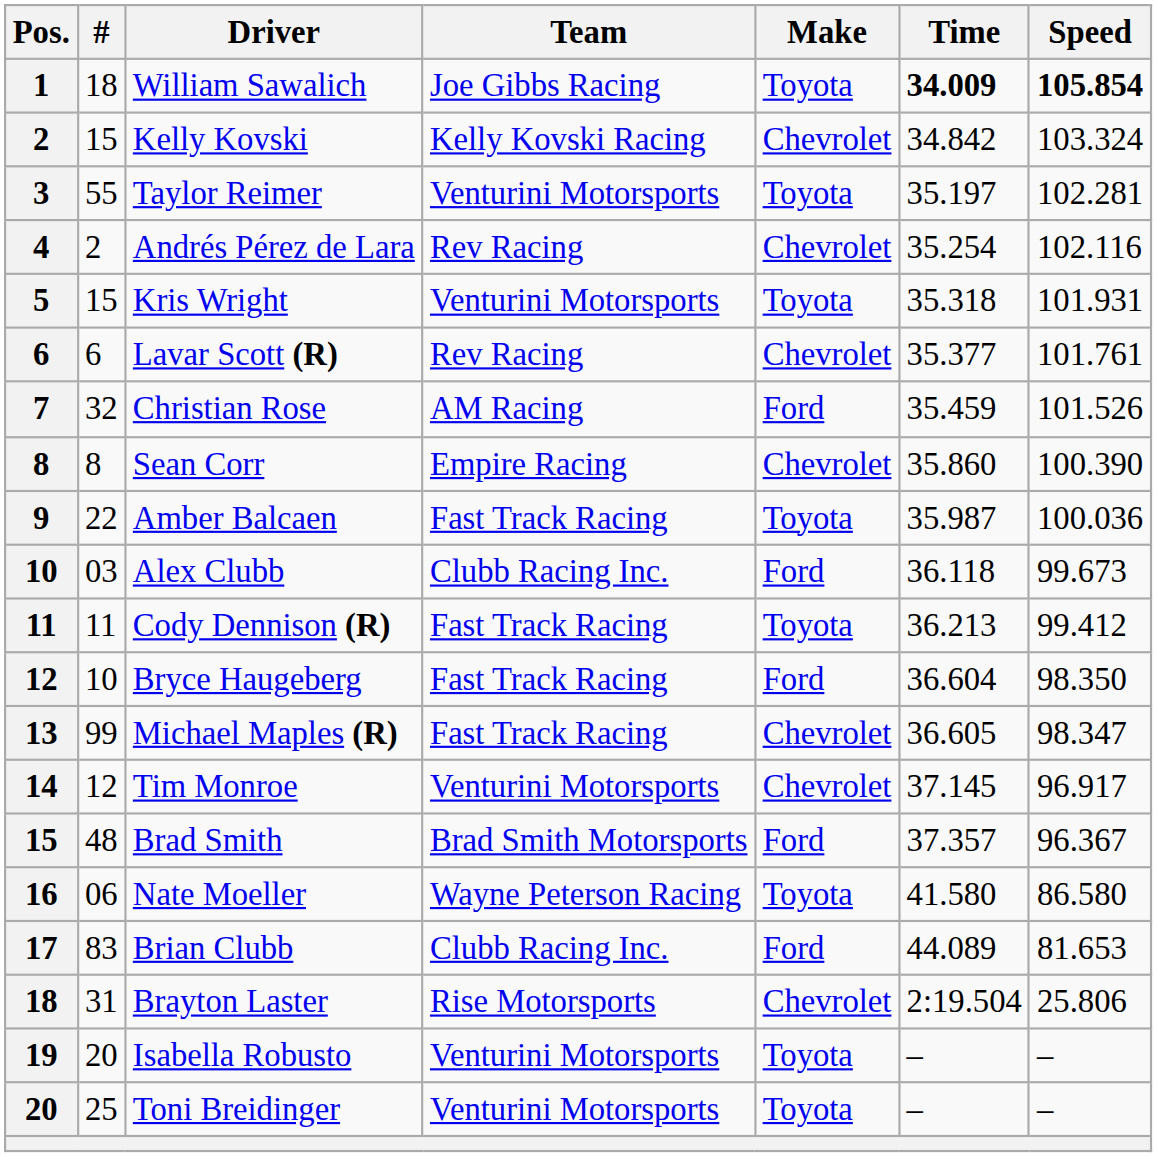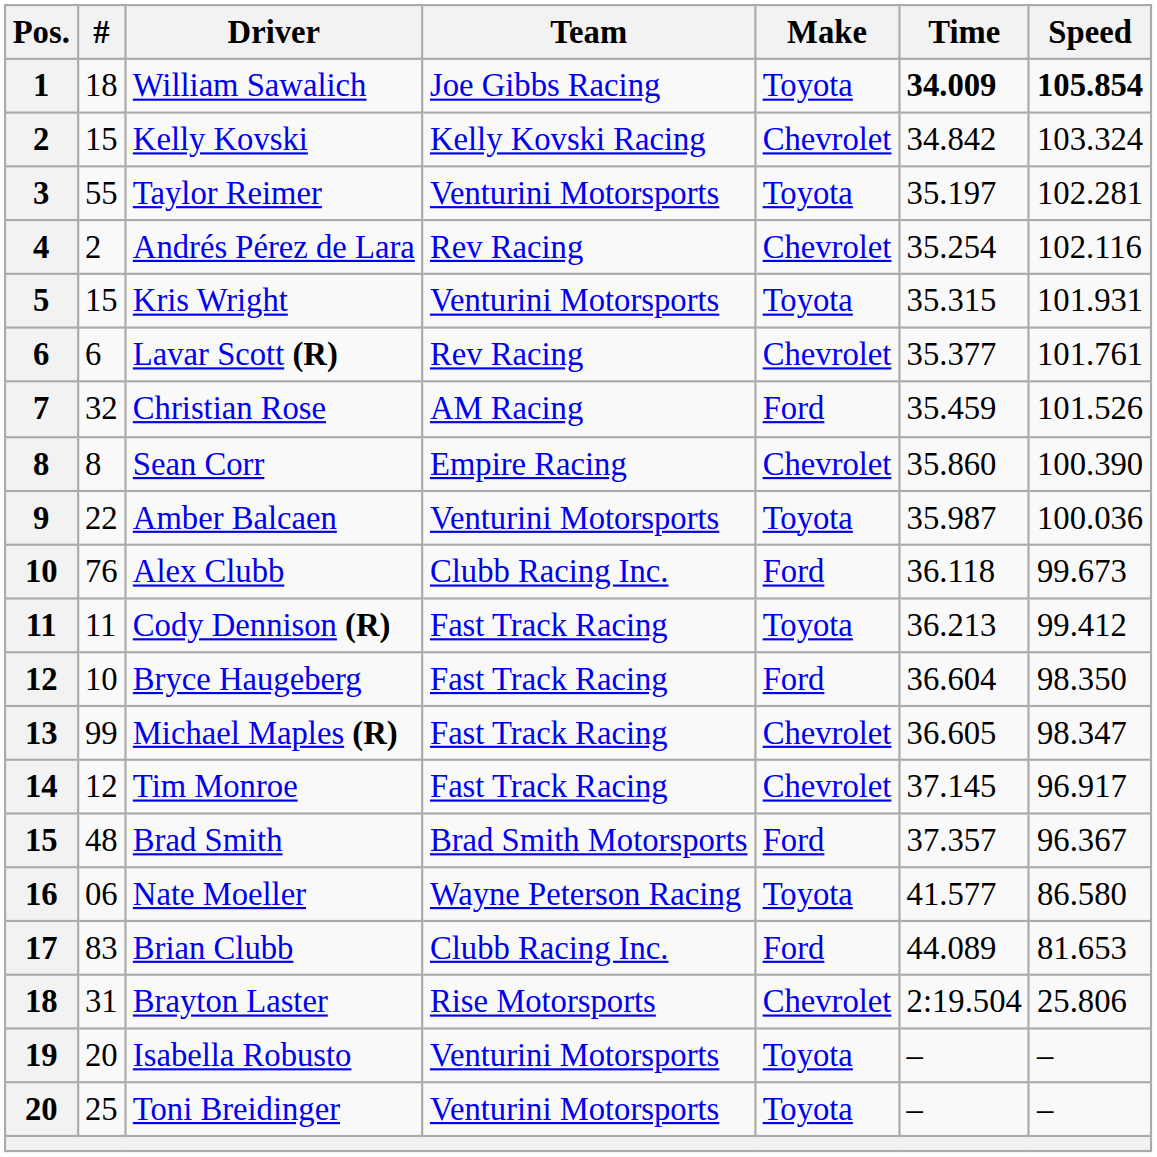(951, 301) 35.318 -> (951, 301) 35.315
(549, 516) Fast Track Racing -> (575, 516) Venturini Motorsports
(101, 570) 03 -> (101, 570) 76
(575, 786) Venturini Motorsports -> (549, 786) Fast Track Racing
(951, 893) 41.580 -> (951, 893) 41.577
